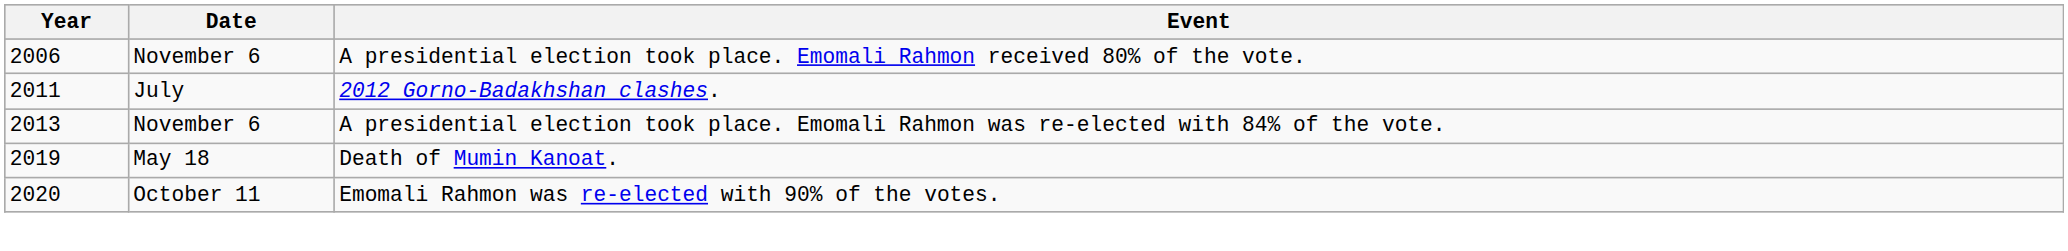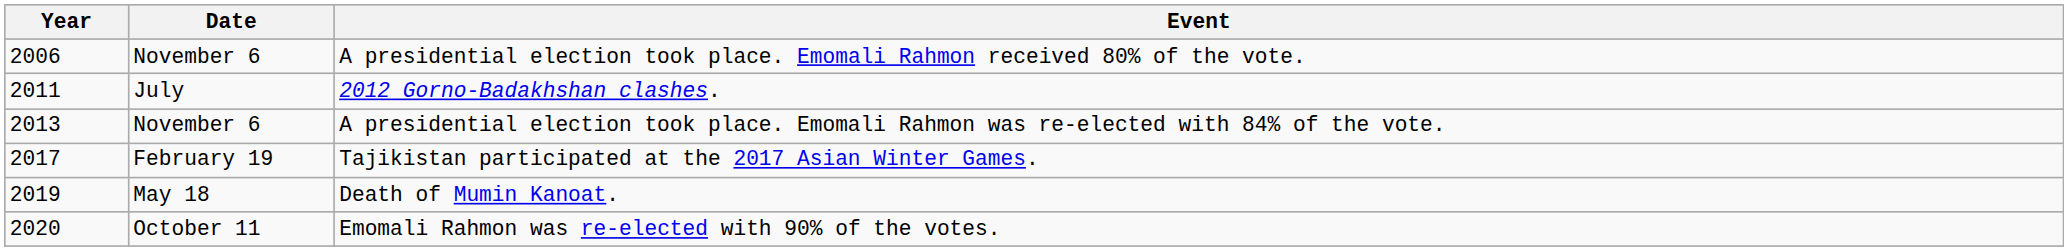+ row: (689, 160)
